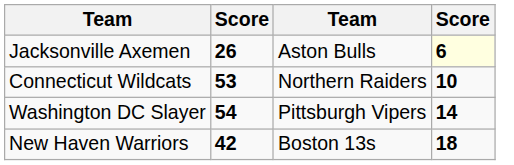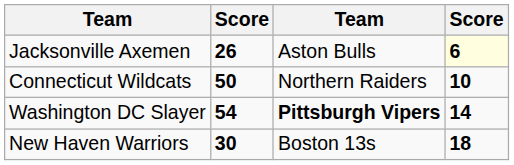(226, 81) 53 -> (226, 81) 50
(352, 112) normal -> (359, 112) bold
(226, 143) 42 -> (226, 143) 30
